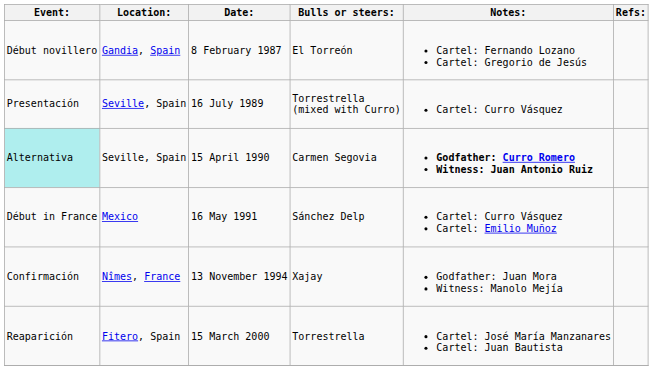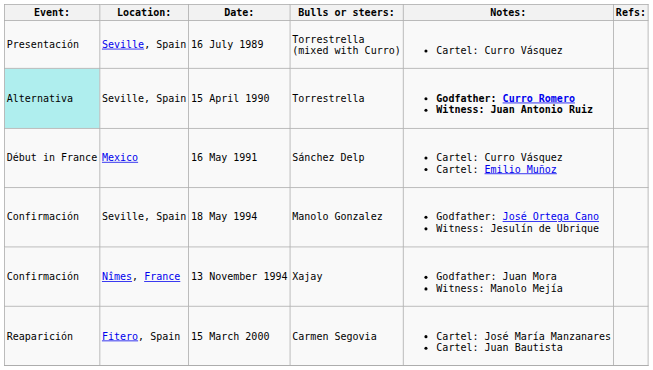- row: (236, 50)
(334, 158) Carmen Segovia -> (328, 98) Torrestrella
+ row: (224, 217)
(328, 336) Torrestrella -> (334, 336) Carmen Segovia
